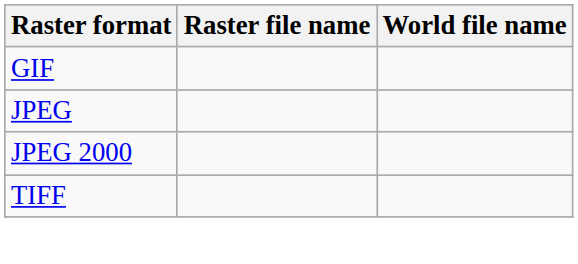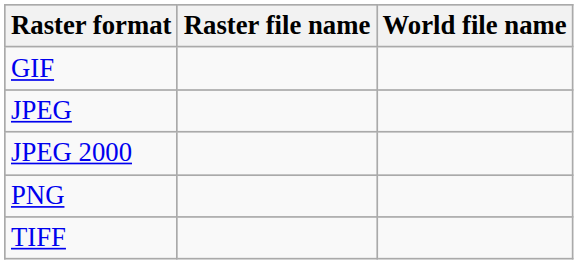+ row: (38, 195)
